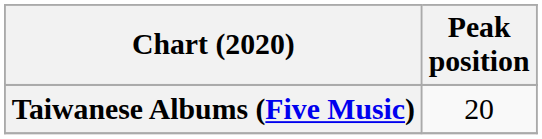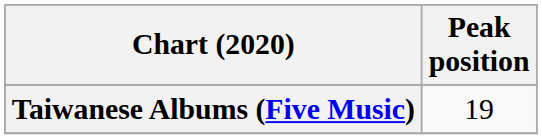(479, 108) 20 -> (479, 108) 19
